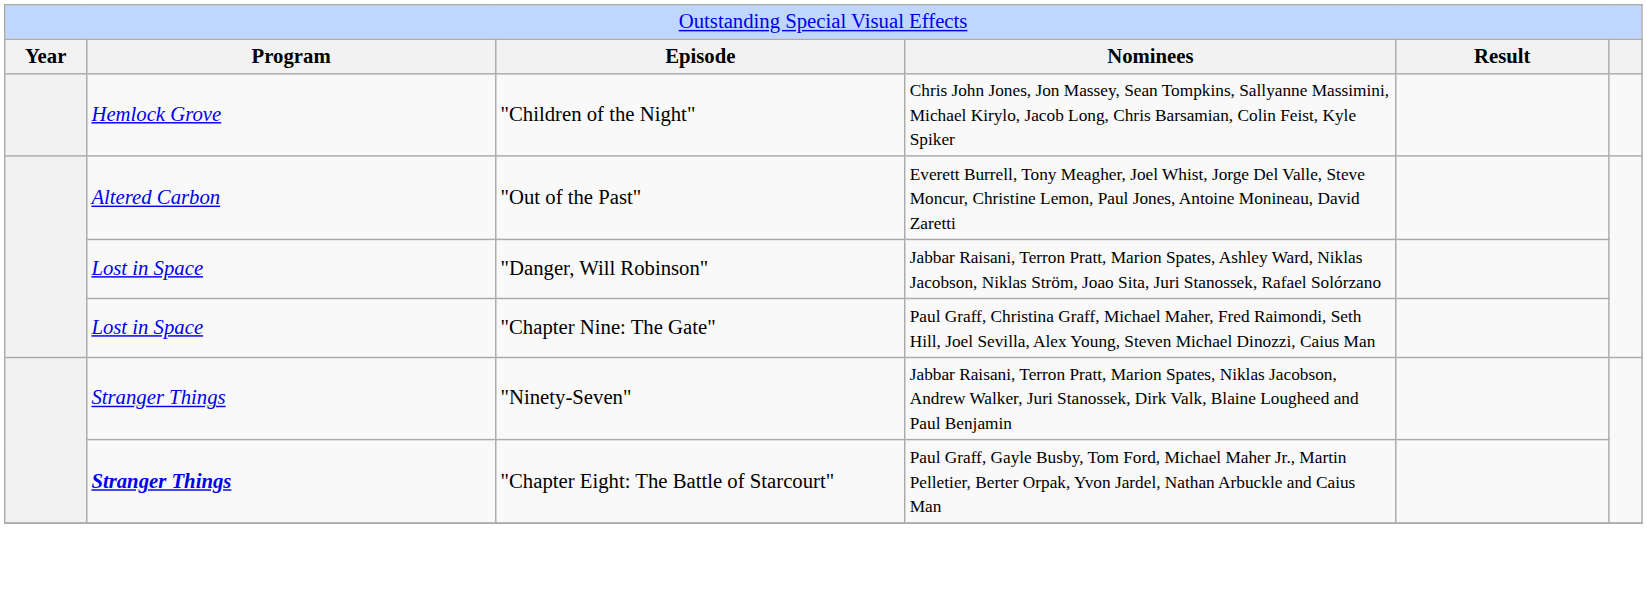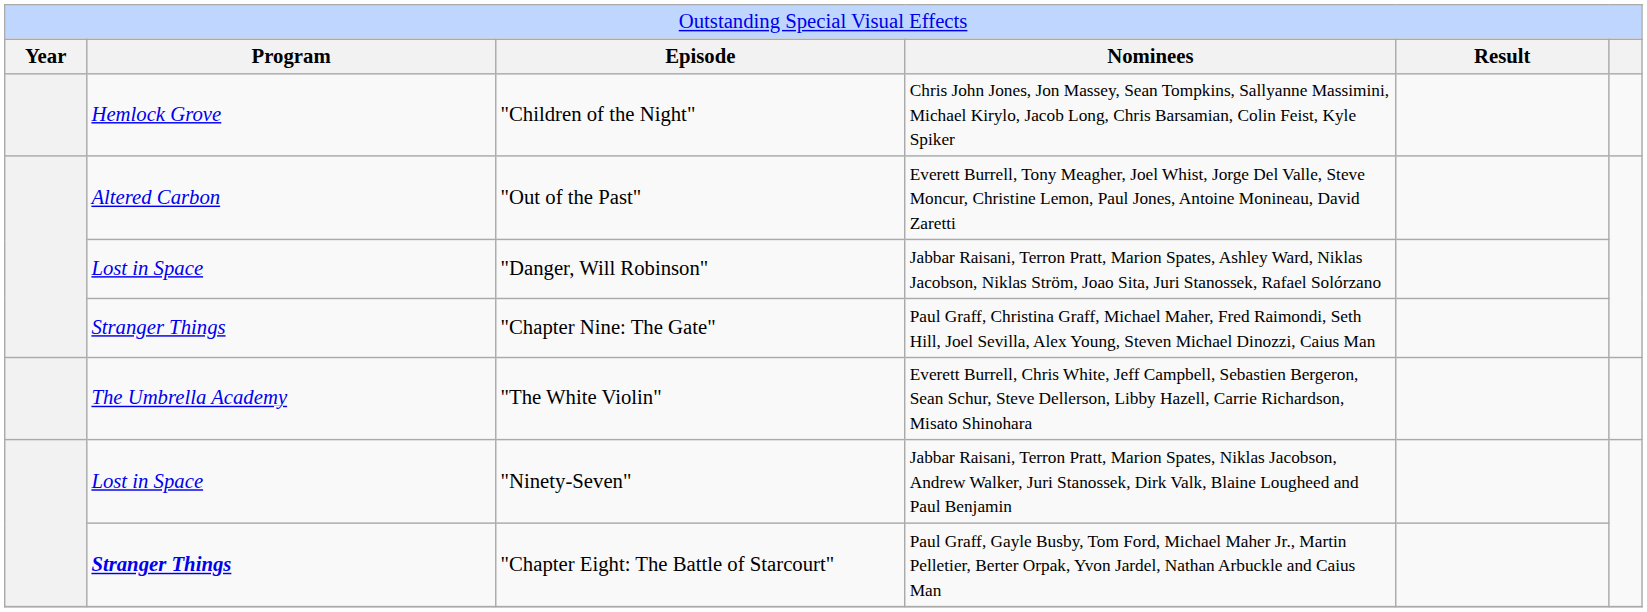(147, 327) Lost in Space -> (158, 327) Stranger Things
+ row: (581, 398)
(158, 398) Stranger Things -> (147, 481) Lost in Space
